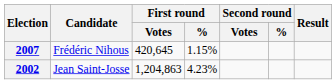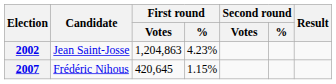rows swapped: (27, 69) <-> (27, 50)
